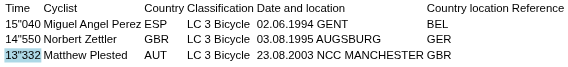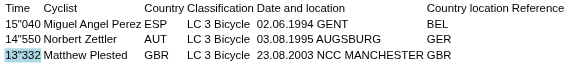(157, 39) GBR -> (156, 39) AUT
(156, 55) AUT -> (157, 55) GBR
